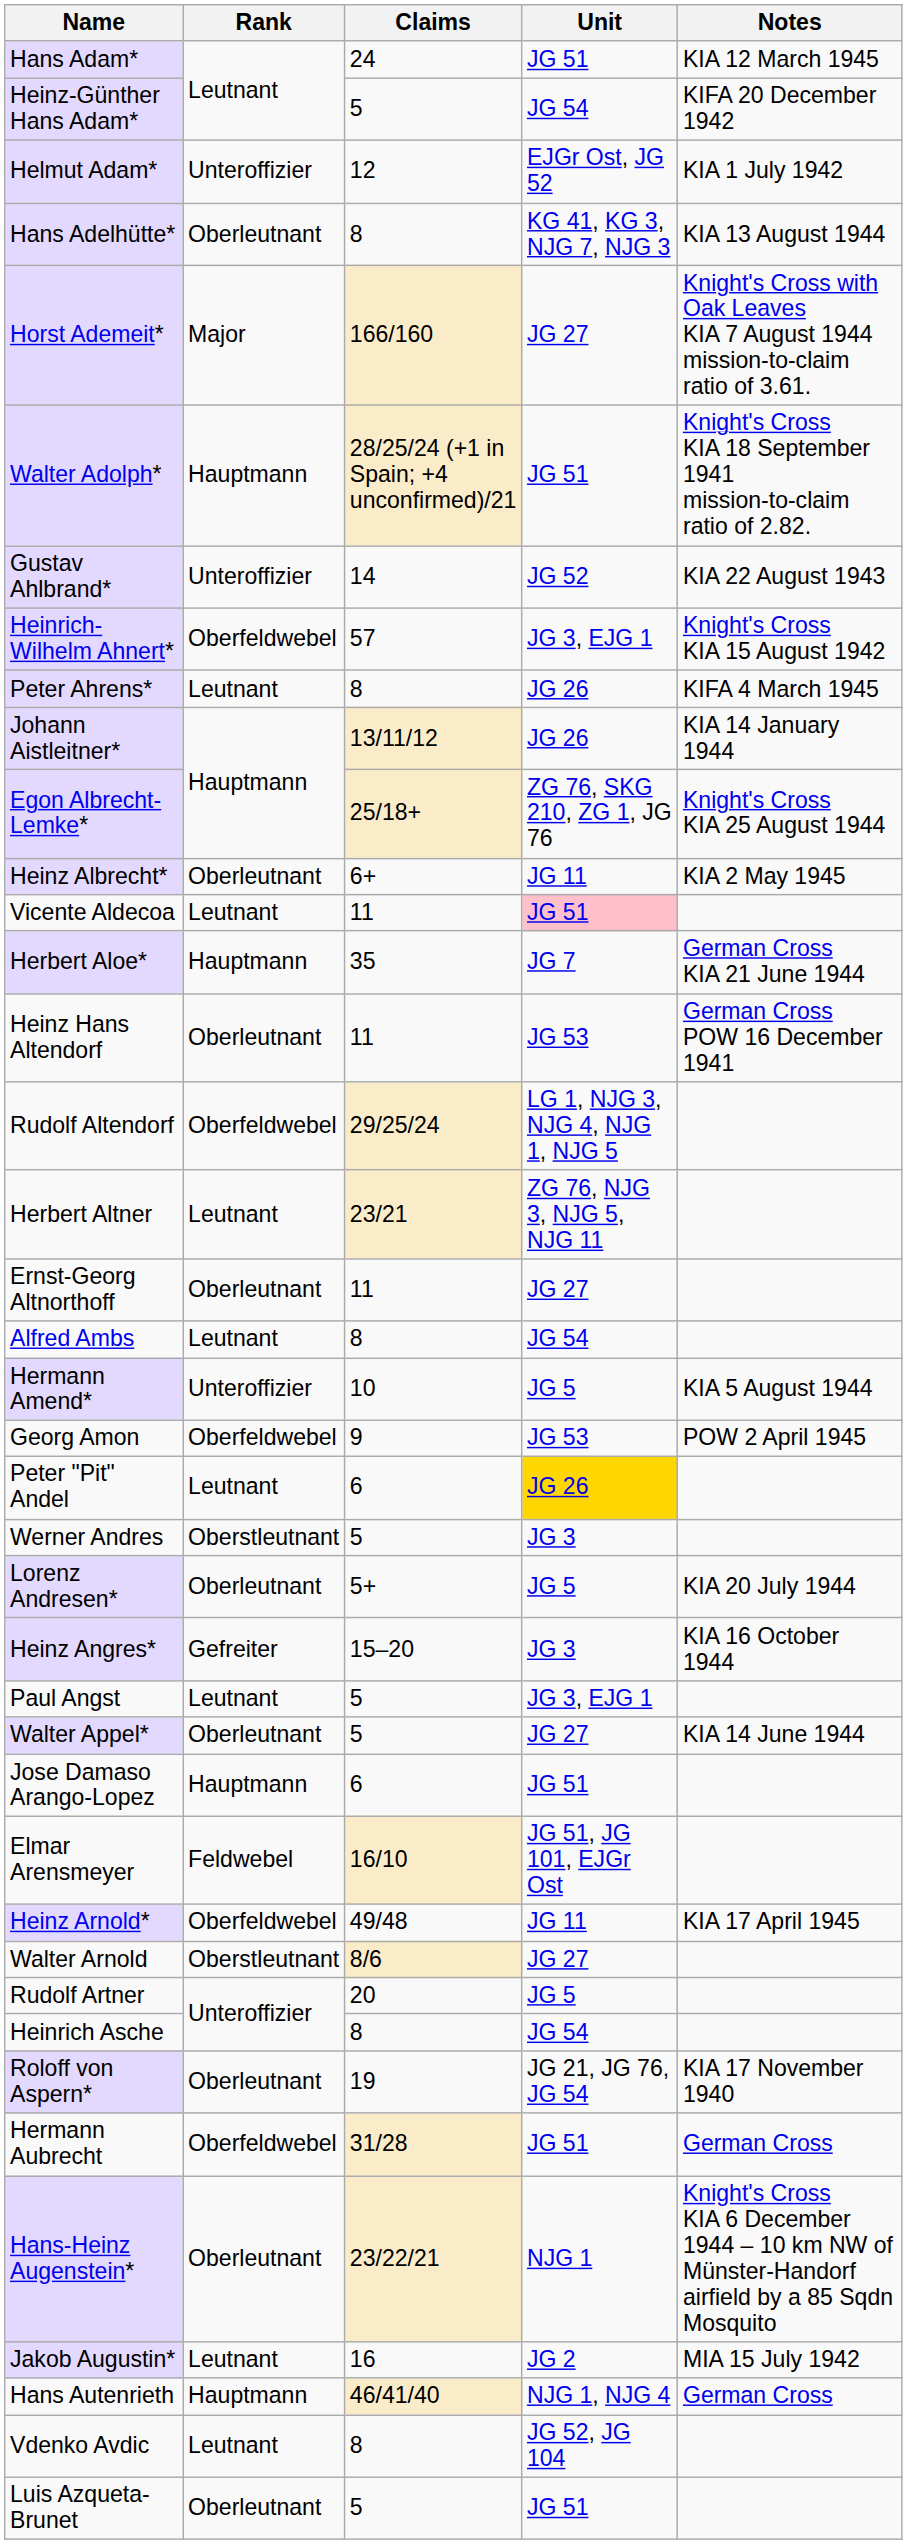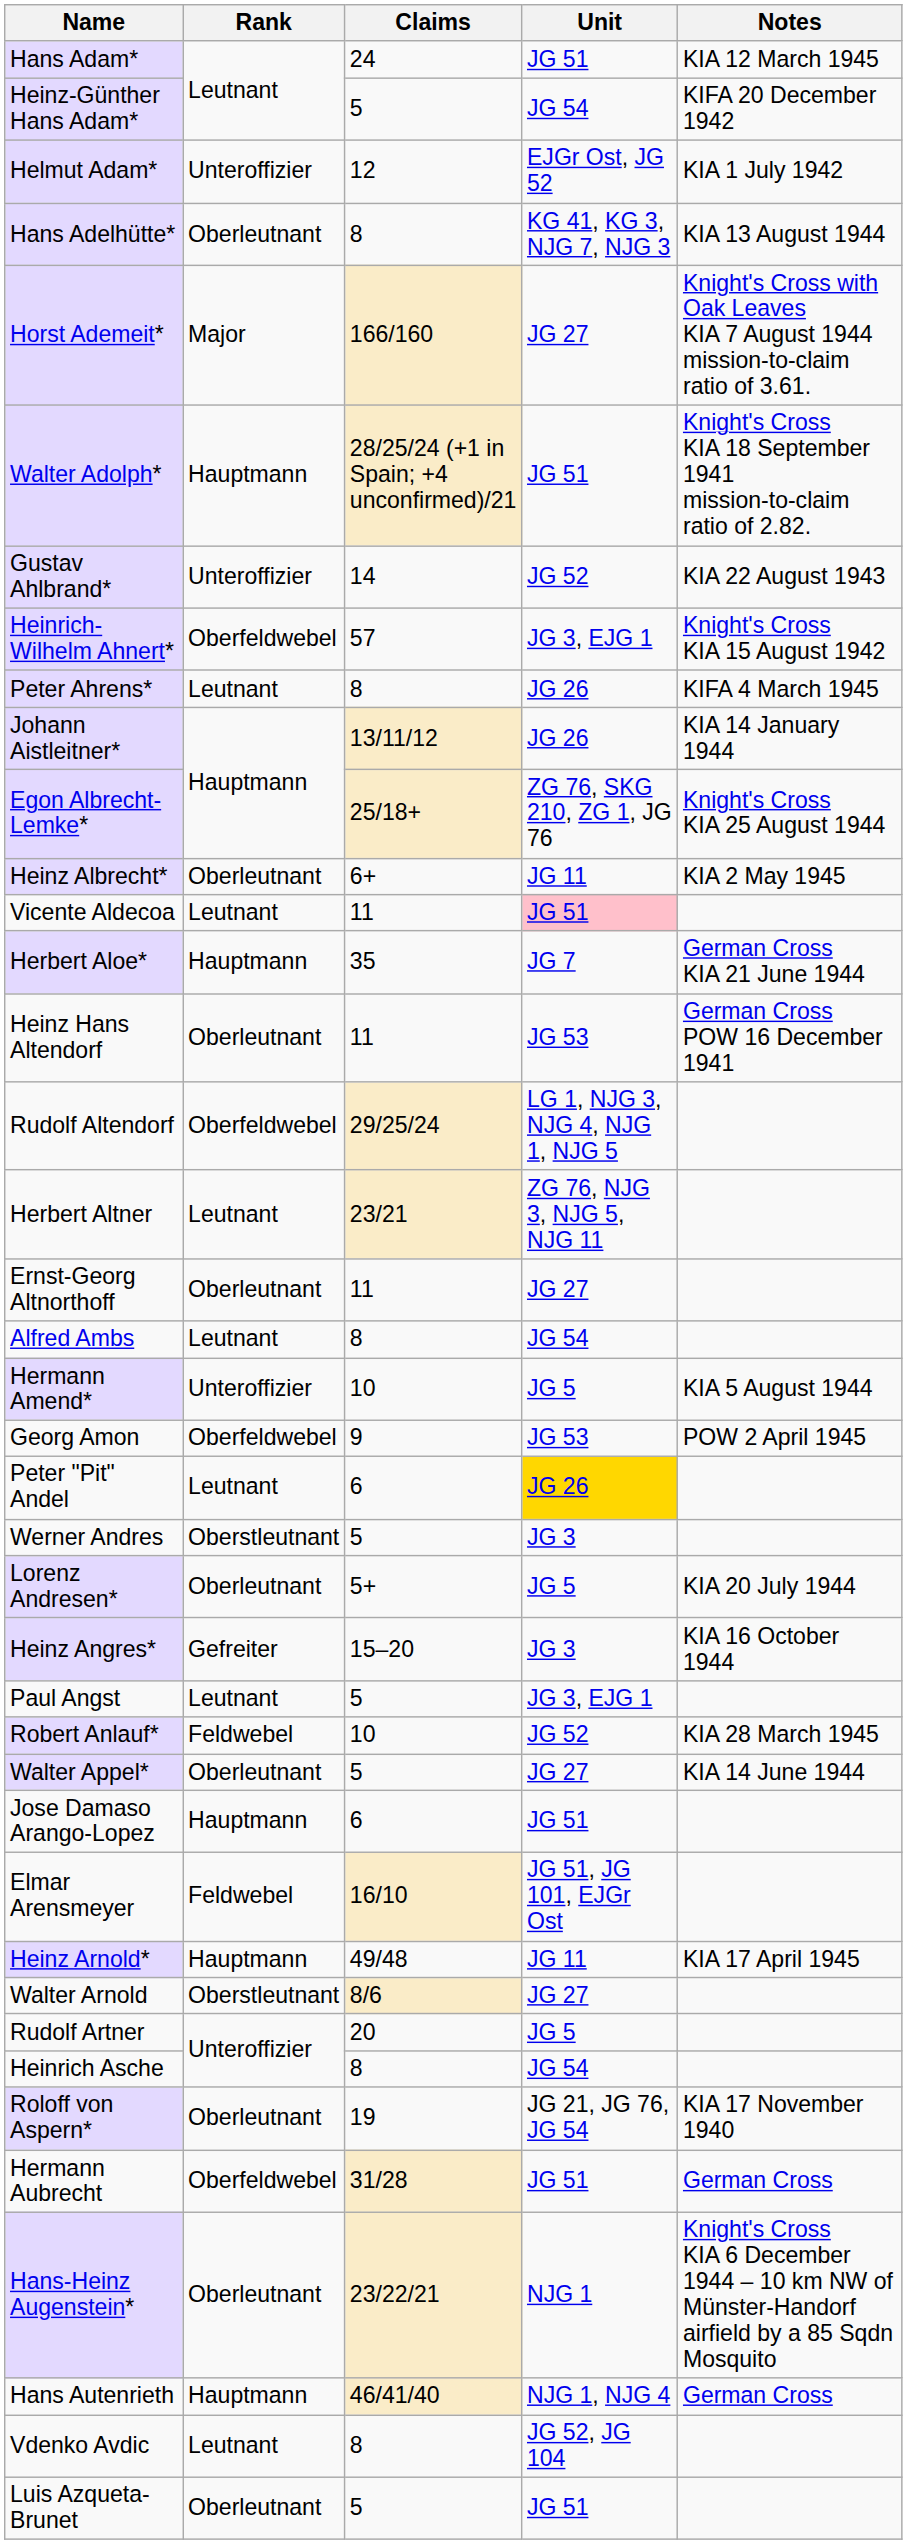+ row: (84, 1735)
(262, 1922) Oberfeldwebel -> (248, 1959) Hauptmann
- row: (93, 2359)
